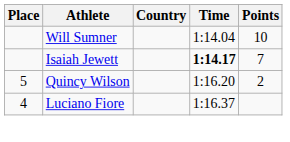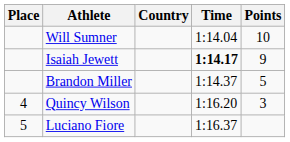(261, 59) 7 -> (263, 59) 9
+ row: (89, 81)
(23, 81) 5 -> (23, 103) 4
(261, 81) 2 -> (263, 103) 3
(23, 103) 4 -> (23, 125) 5
